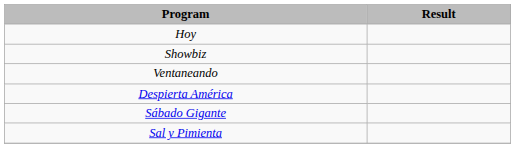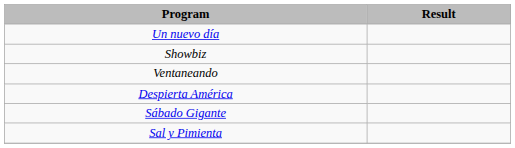- row: (186, 34)
+ row: (186, 34)
